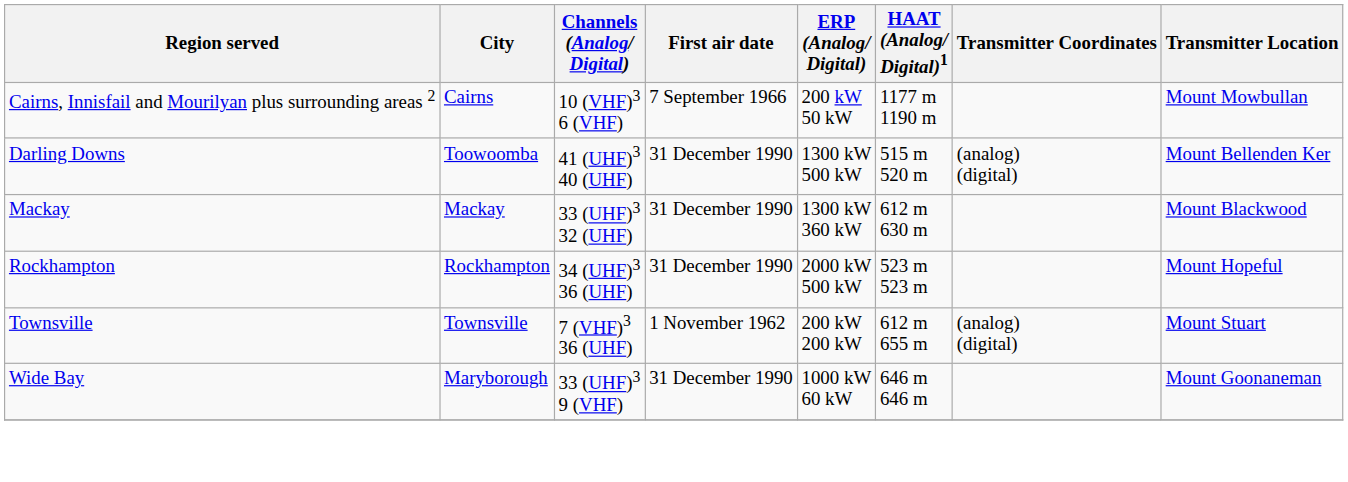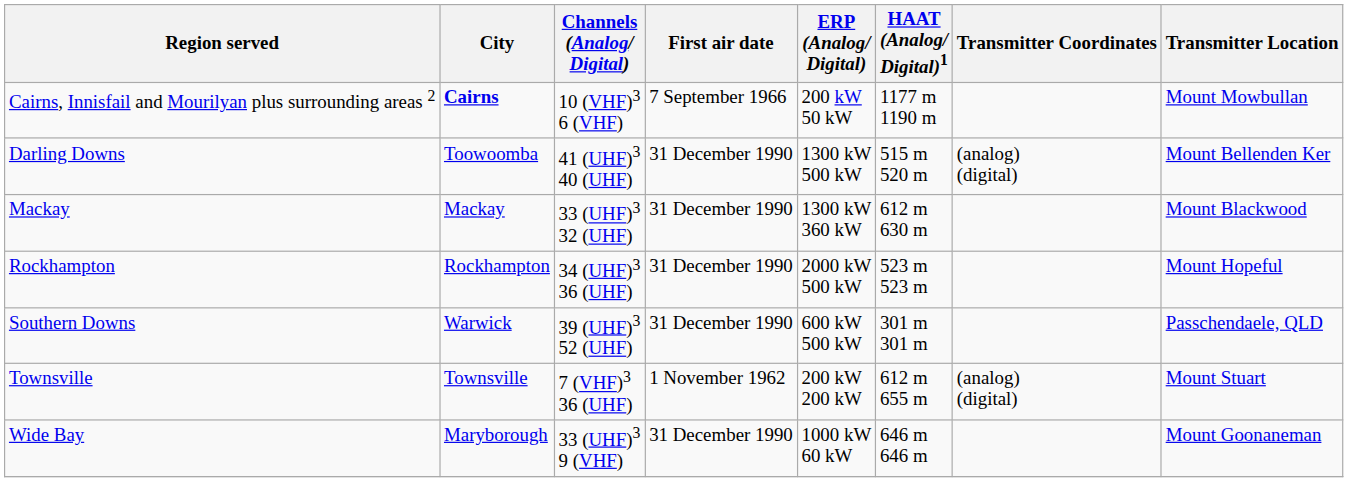(469, 97) normal -> (471, 97) bold
+ row: (72, 322)
